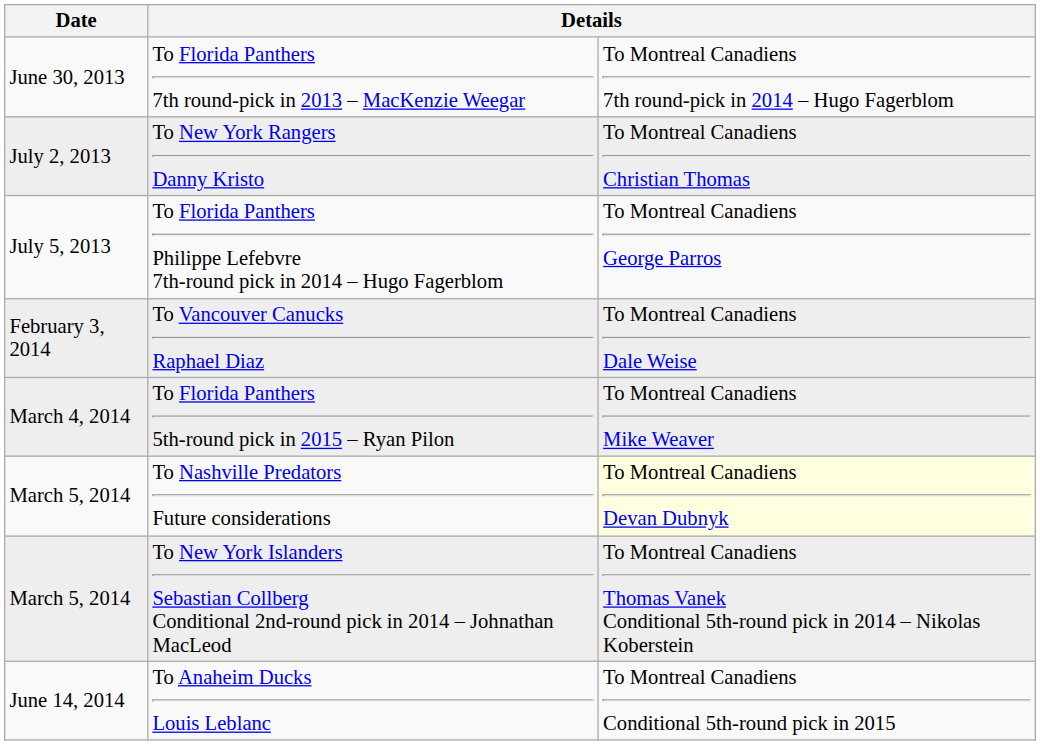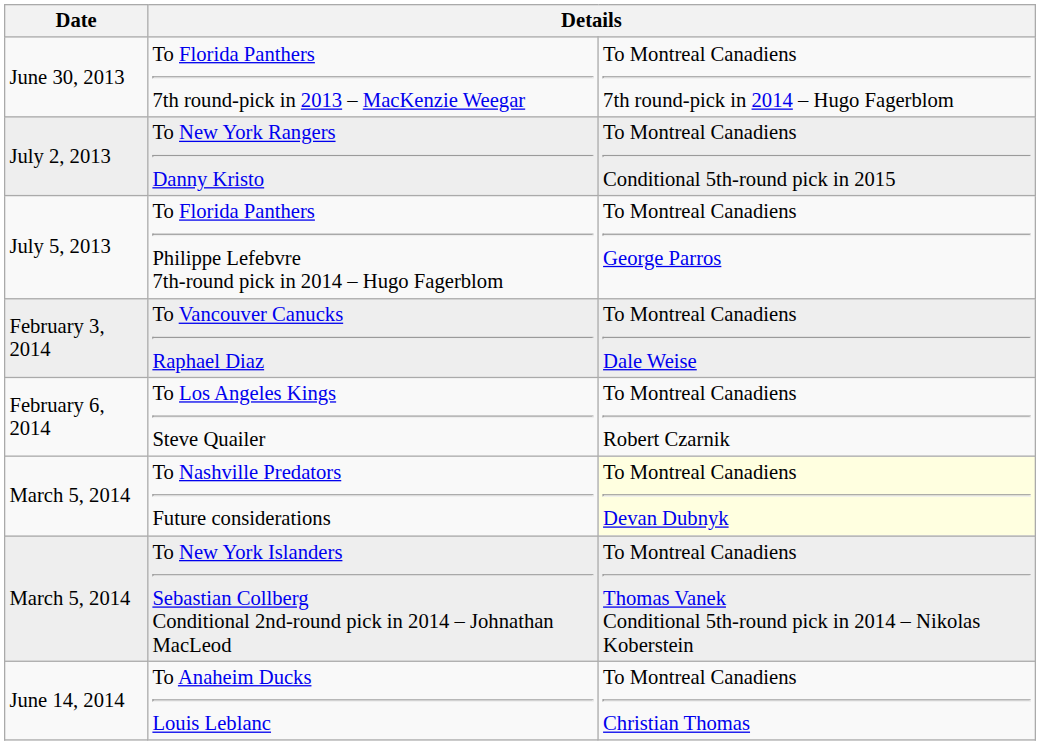(817, 155) To Montreal Canadiens Christian Thomas -> (817, 155) To Montreal Canadiens Conditional 5th-round pick in 2015
+ row: (373, 416)
- row: (373, 416)
(817, 700) To Montreal Canadiens Conditional 5th-round pick in 2015 -> (817, 700) To Montreal Canadiens Christian Thomas
